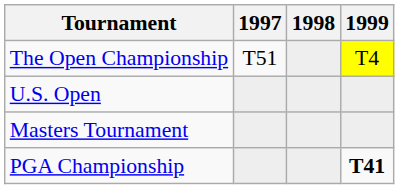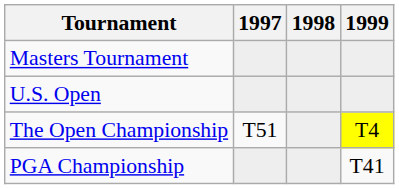rows swapped: (99, 130) <-> (119, 58)
(367, 165) bold -> (367, 165) normal
